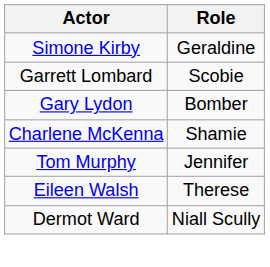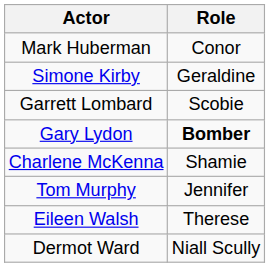+ row: (86, 47)
(216, 104) normal -> (216, 133) bold
